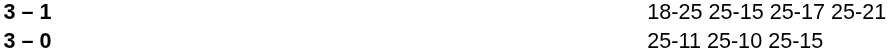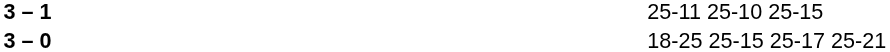(767, 12) 18-25 25-15 25-17 25-21 -> (735, 12) 25-11 25-10 25-15
(735, 40) 25-11 25-10 25-15 -> (767, 40) 18-25 25-15 25-17 25-21
